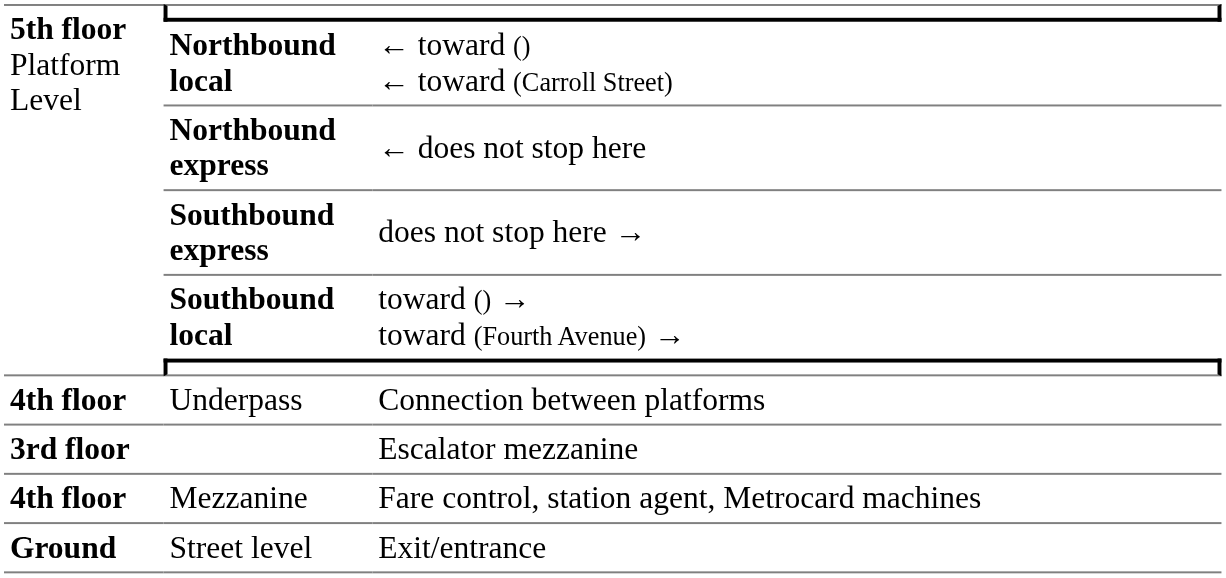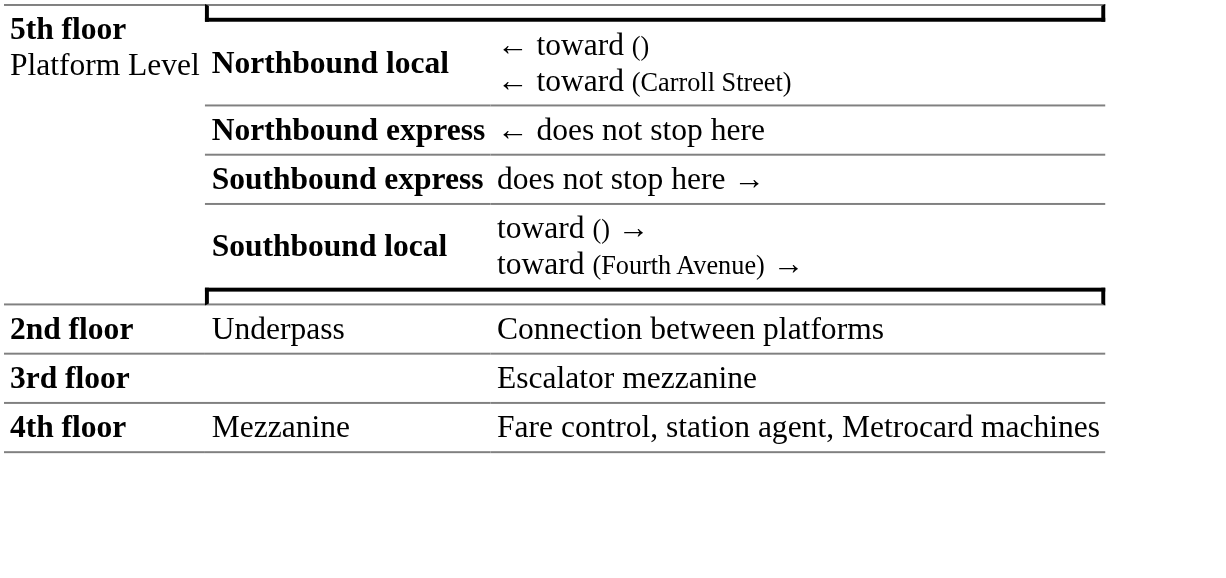(68, 399) 4th floor -> (72, 328) 2nd floor
- row: (241, 547)
